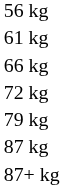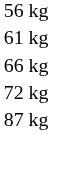- row: (26, 119)
- row: (32, 174)
